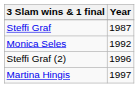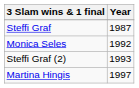(120, 59) 1996 -> (120, 59) 1993
